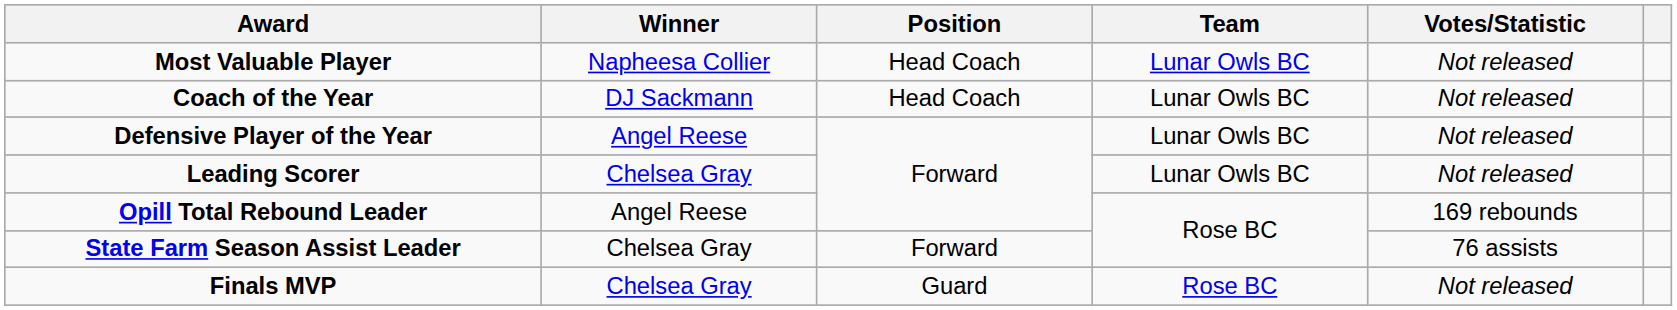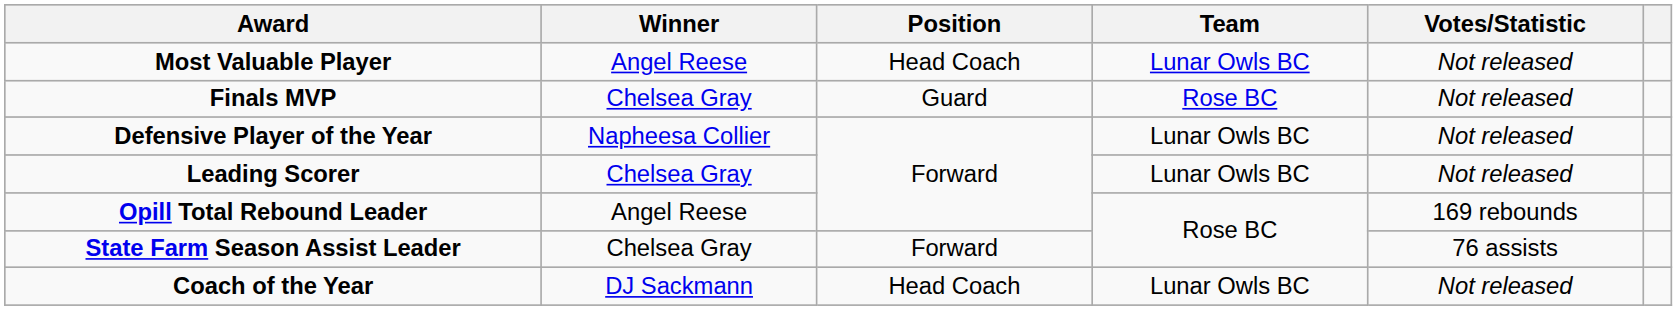(679, 62) Napheesa Collier -> (679, 62) Angel Reese
rows swapped: (273, 287) <-> (273, 99)
(679, 137) Angel Reese -> (679, 137) Napheesa Collier
